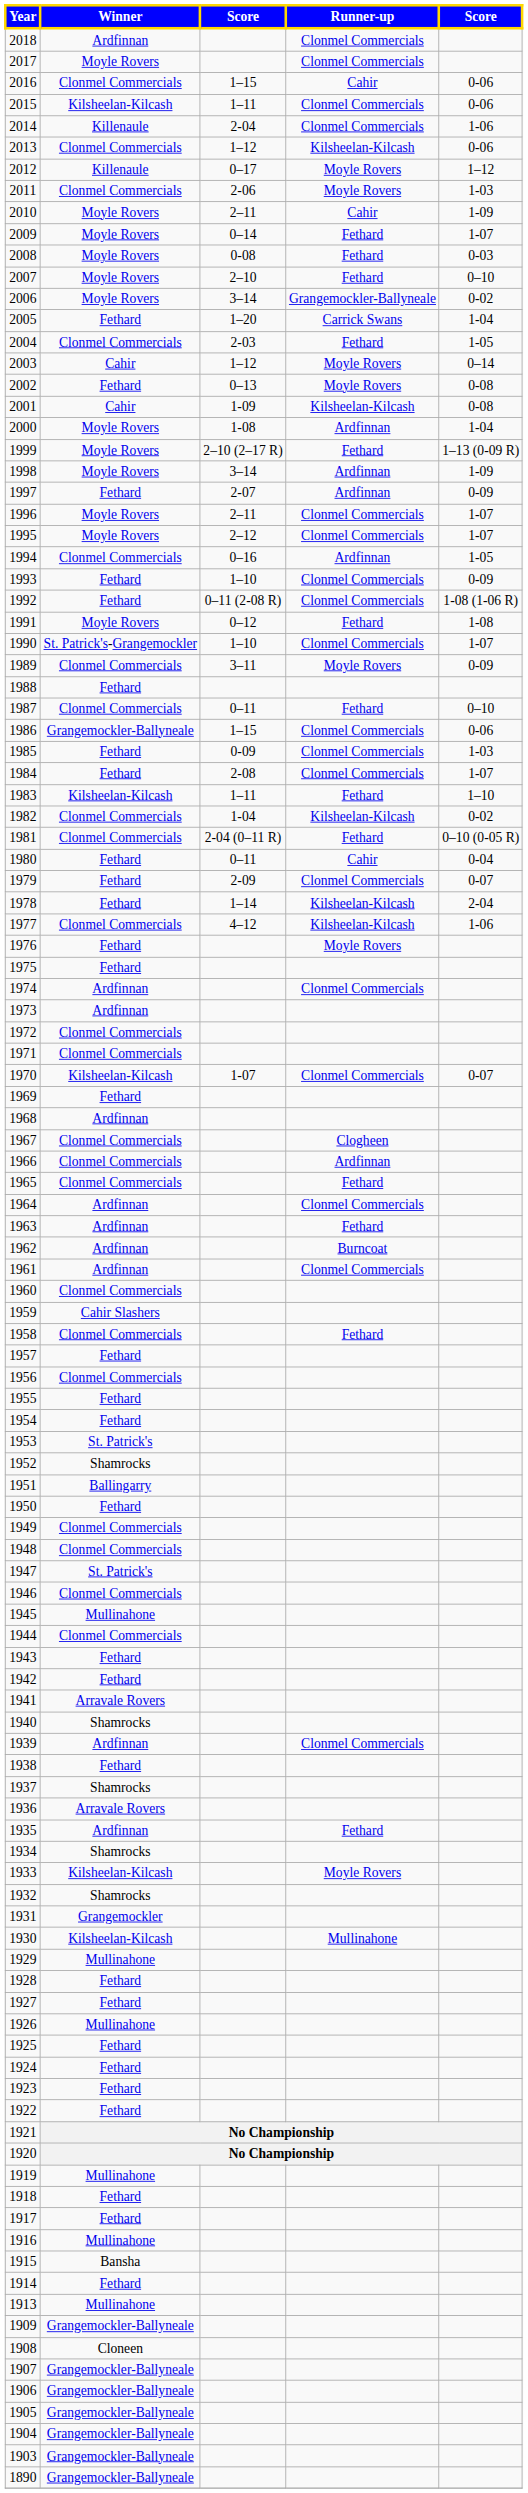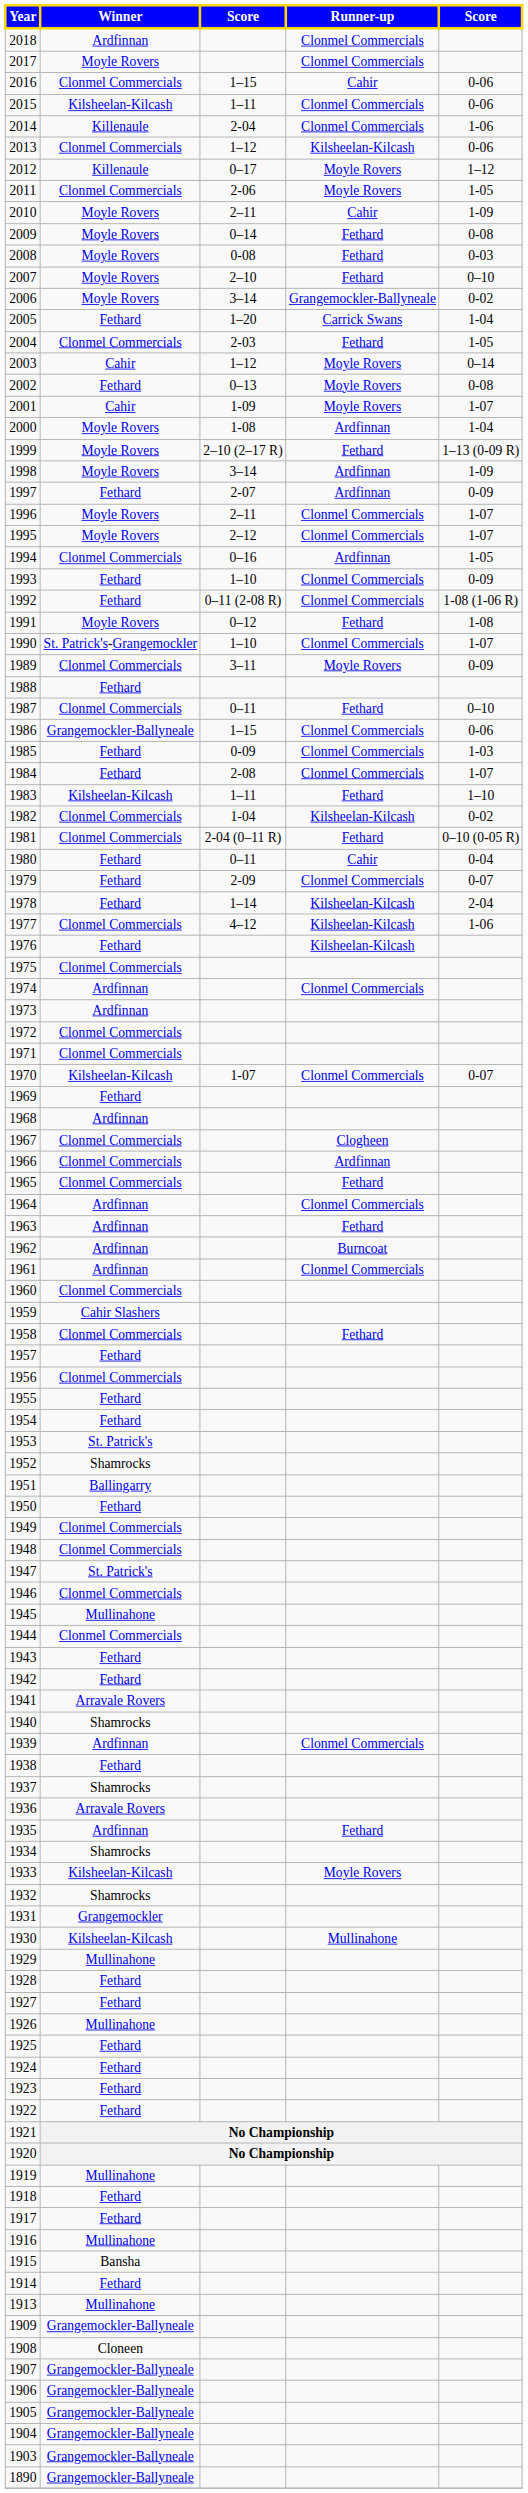(481, 191) 1-03 -> (481, 191) 1-05
(481, 234) 1-07 -> (481, 234) 0-08
(362, 406) Kilsheelan-Kilcash -> (362, 406) Moyle Rovers
(481, 406) 0-08 -> (481, 406) 1-07
(362, 946) Moyle Rovers -> (362, 946) Kilsheelan-Kilcash
(120, 967) Fethard -> (120, 967) Clonmel Commercials
